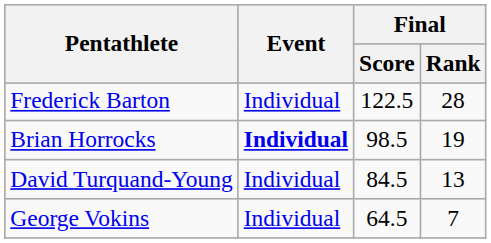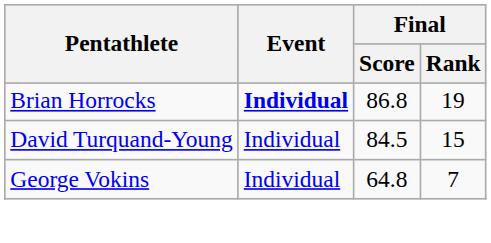- row: (90, 101)
(387, 140) 98.5 -> (387, 101) 86.8
(453, 179) 13 -> (453, 140) 15
(387, 217) 64.5 -> (387, 179) 64.8
